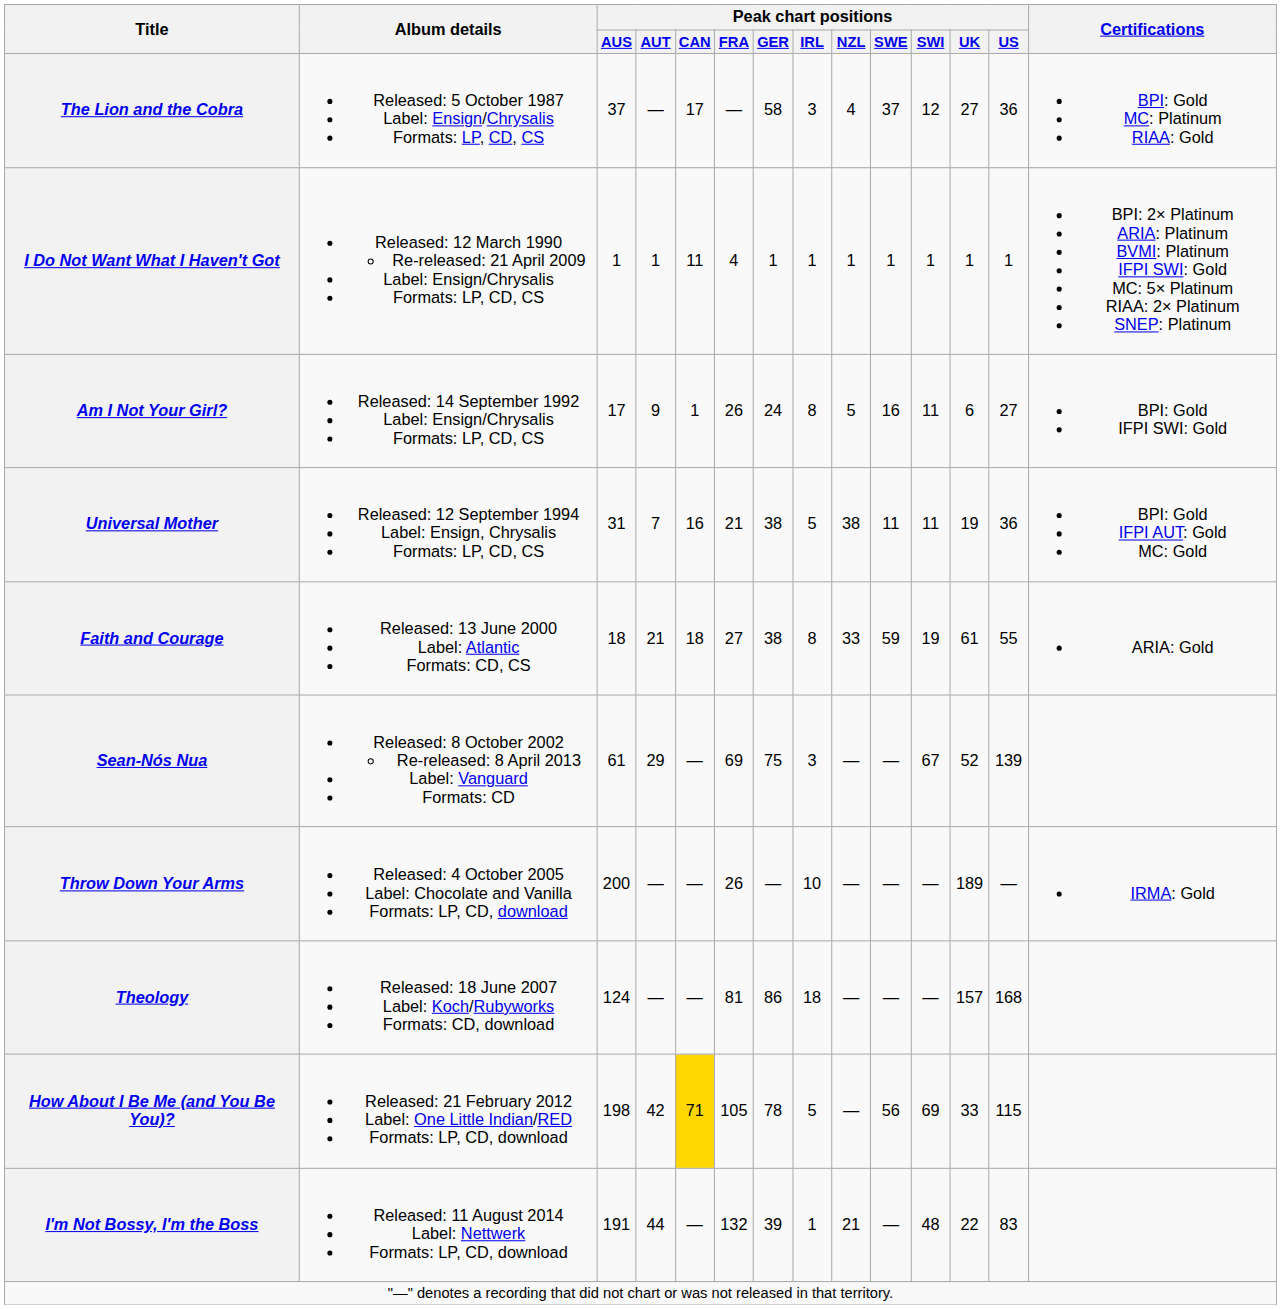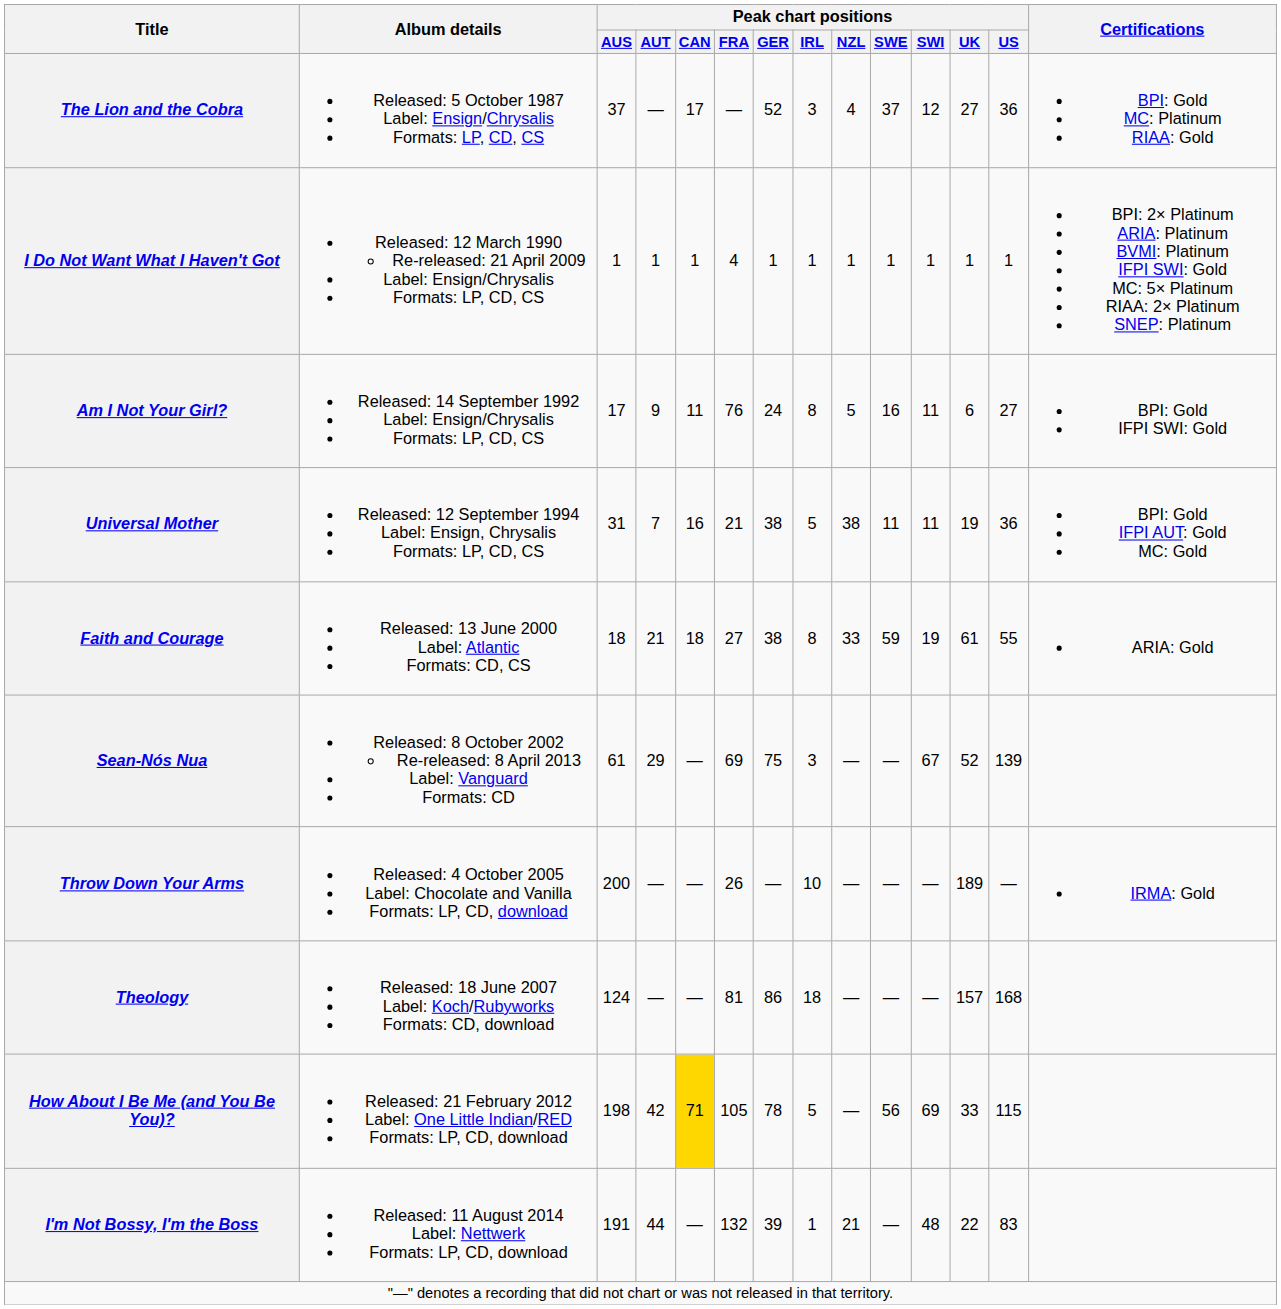(773, 110) 58 -> (773, 110) 52
(695, 260) 11 -> (695, 260) 1
(695, 411) 1 -> (695, 411) 11
(734, 411) 26 -> (734, 411) 76
